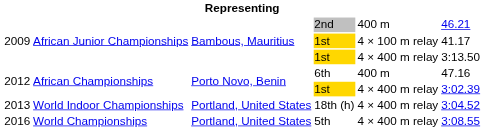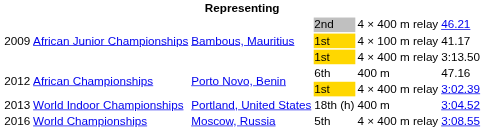(374, 24) 400 m -> (398, 24) 4 × 400 m relay
(398, 105) 4 × 400 m relay -> (374, 105) 400 m
(251, 121) Portland, United States -> (233, 121) Moscow, Russia
